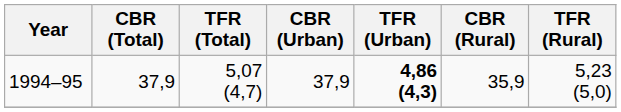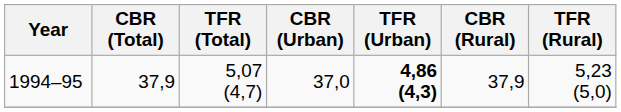(331, 81) 37,9 -> (331, 81) 37,0
(506, 81) 35,9 -> (506, 81) 37,9
